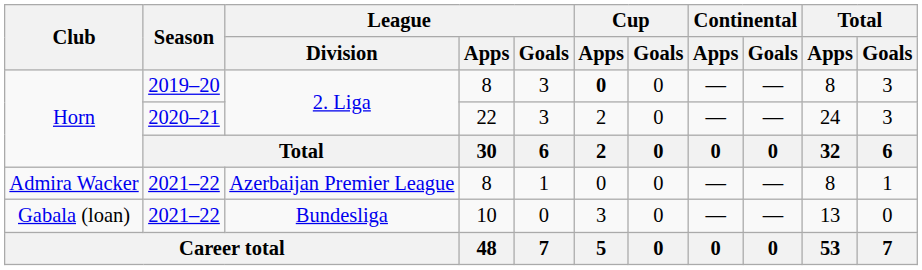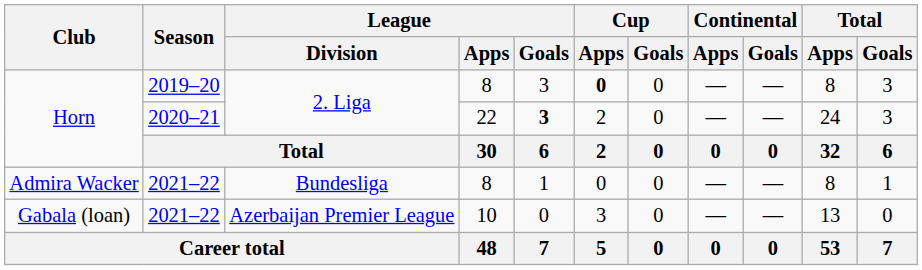(544, 118) normal -> (544, 118) bold
(342, 183) Azerbaijan Premier League -> (342, 183) Bundesliga
(342, 215) Bundesliga -> (342, 215) Azerbaijan Premier League
